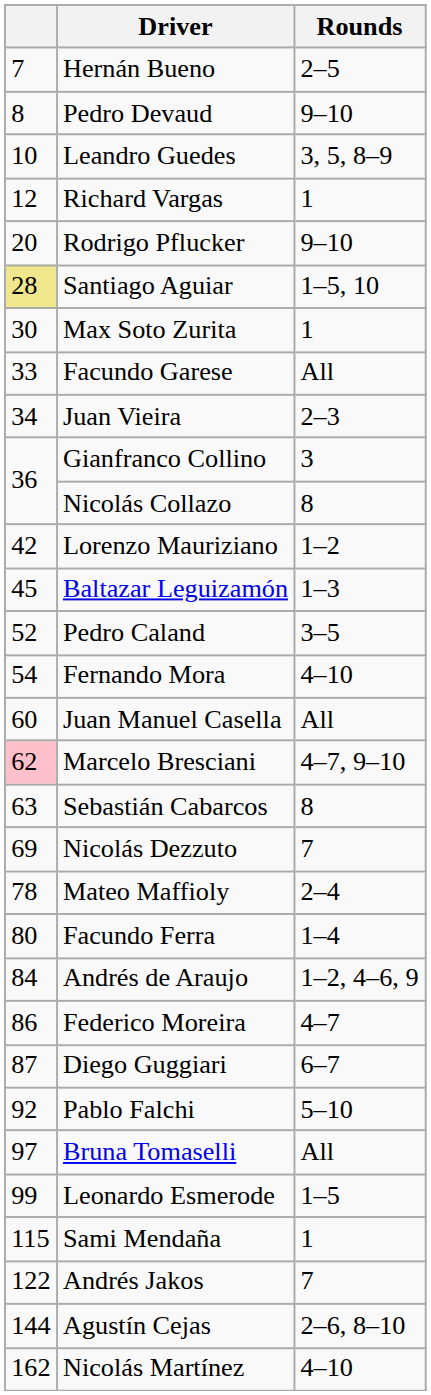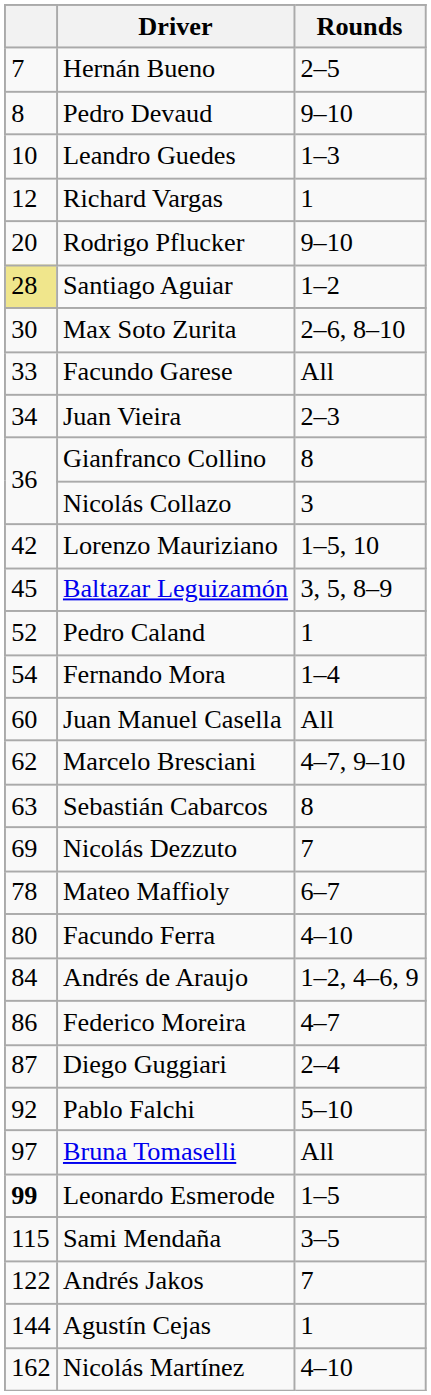(346, 155) 3, 5, 8–9 -> (320, 155) 1–3
(340, 285) 1–5, 10 -> (320, 285) 1–2
(307, 328) 1 -> (353, 328) 2–6, 8–10
(307, 458) 3 -> (307, 458) 8
(307, 502) 8 -> (307, 502) 3
(320, 545) 1–2 -> (340, 545) 1–5, 10
(320, 588) 1–3 -> (346, 588) 3, 5, 8–9
(320, 632) 3–5 -> (307, 632) 1
(327, 675) 4–10 -> (320, 675) 1–4
(24, 761) pink background -> (24, 761) no background
(320, 891) 2–4 -> (320, 891) 6–7
(320, 935) 1–4 -> (327, 935) 4–10
(320, 1065) 6–7 -> (320, 1065) 2–4
(24, 1194) normal -> (24, 1194) bold
(307, 1238) 1 -> (320, 1238) 3–5
(353, 1324) 2–6, 8–10 -> (307, 1324) 1
